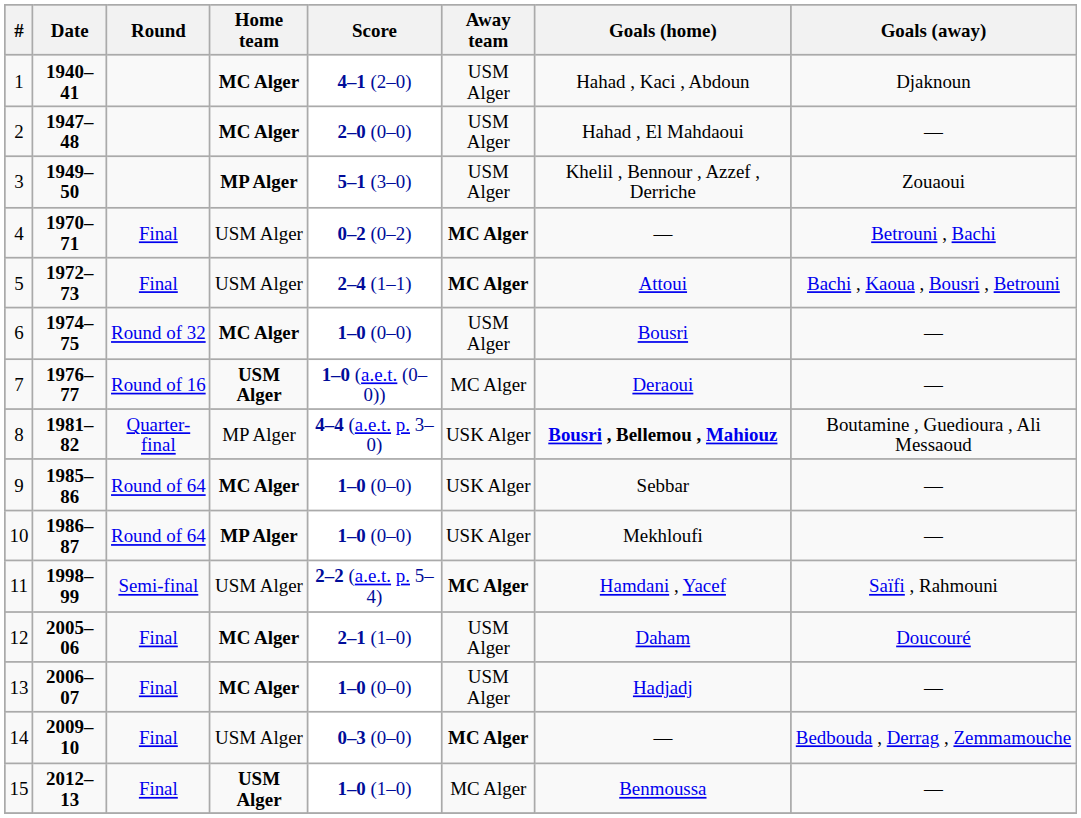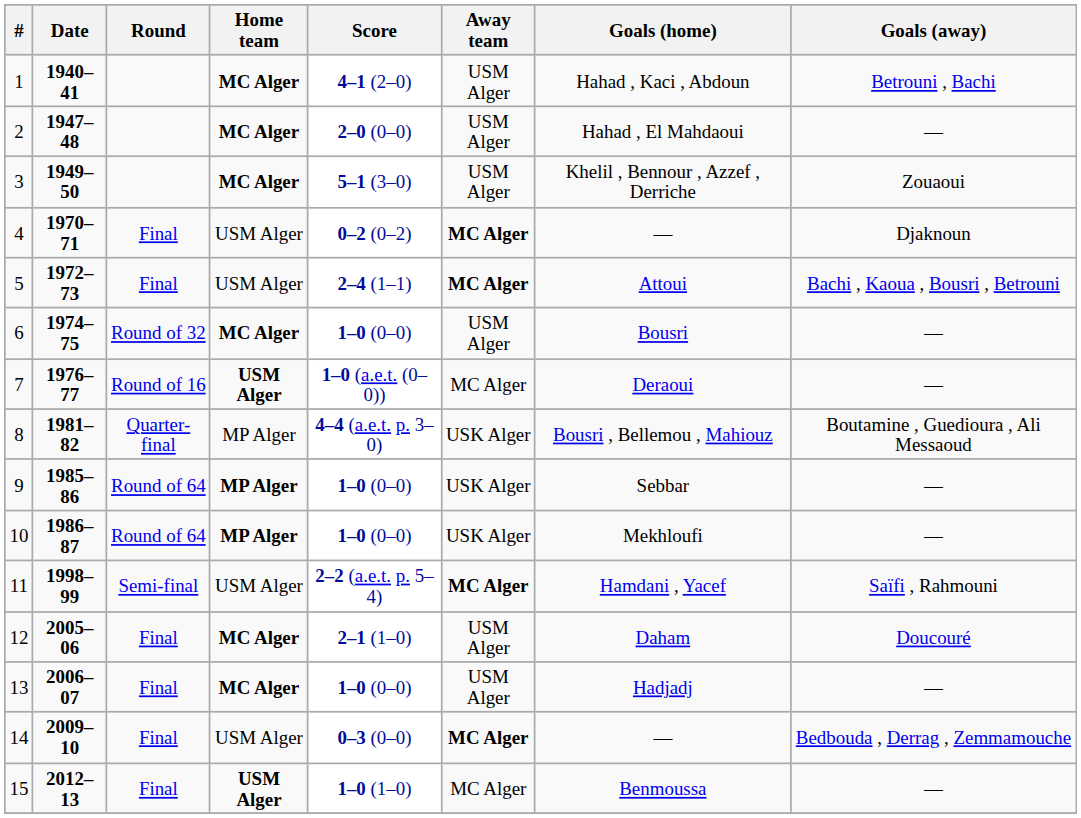(933, 81) Djaknoun -> (933, 81) Betrouni , Bachi
(259, 182) MP Alger -> (259, 182) MC Alger
(933, 232) Betrouni , Bachi -> (933, 232) Djaknoun
(663, 434) bold -> (663, 434) normal
(259, 485) MC Alger -> (259, 485) MP Alger
